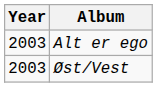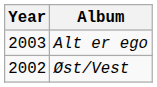(27, 69) 2003 -> (27, 69) 2002
